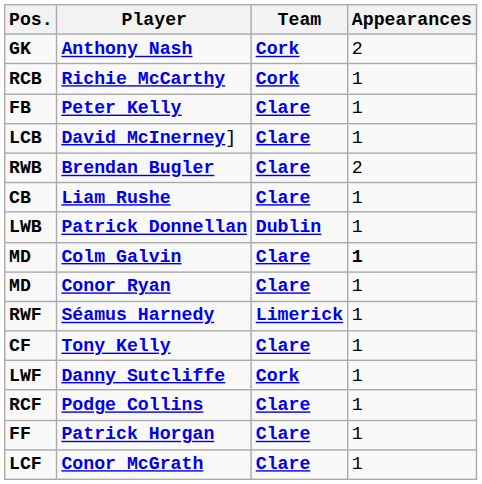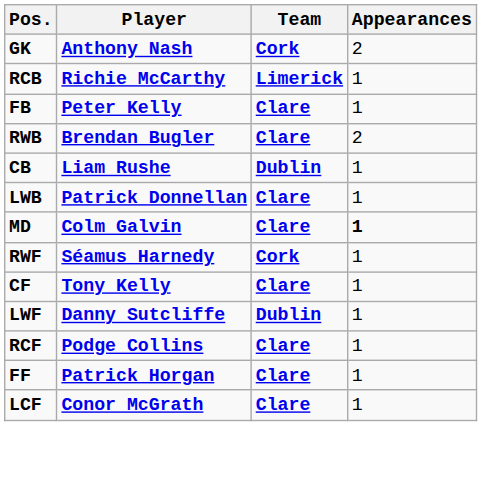(278, 79) Cork -> (299, 79) Limerick
- row: (149, 138)
(283, 198) Clare -> (289, 168) Dublin
(289, 227) Dublin -> (283, 198) Clare
- row: (116, 286)
(299, 316) Limerick -> (278, 257) Cork
(278, 375) Cork -> (289, 316) Dublin
